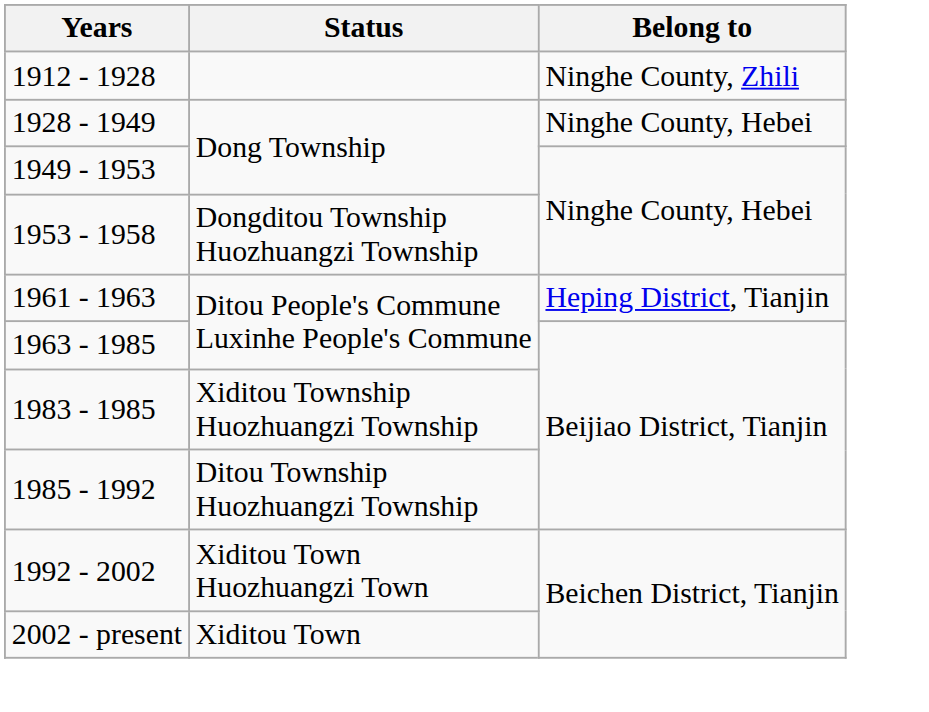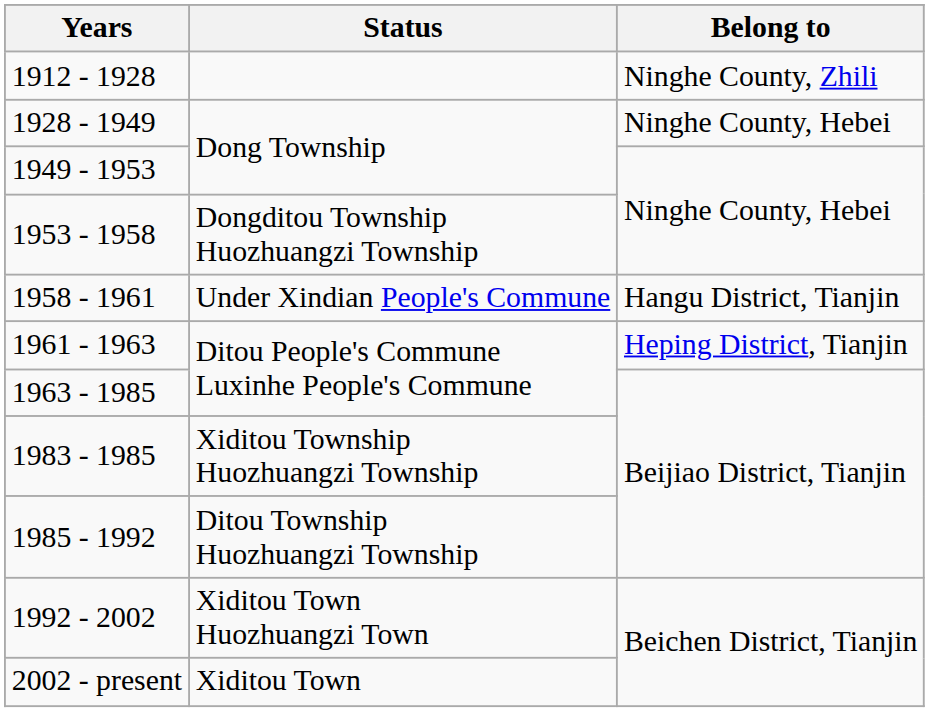+ row: (84, 297)
